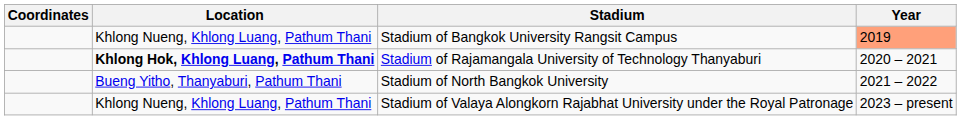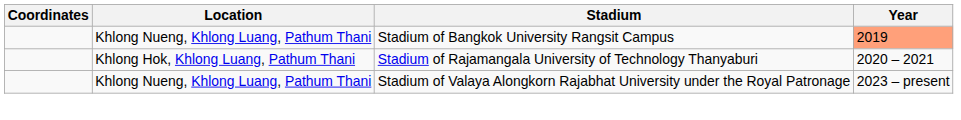(235, 59) bold -> (225, 59) normal
- row: (495, 81)
